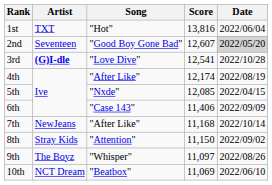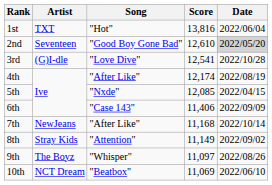(201, 44) 12,607 -> (201, 44) 12,610
(52, 60) bold -> (51, 60) normal
(201, 140) 11,150 -> (201, 140) 11,149
